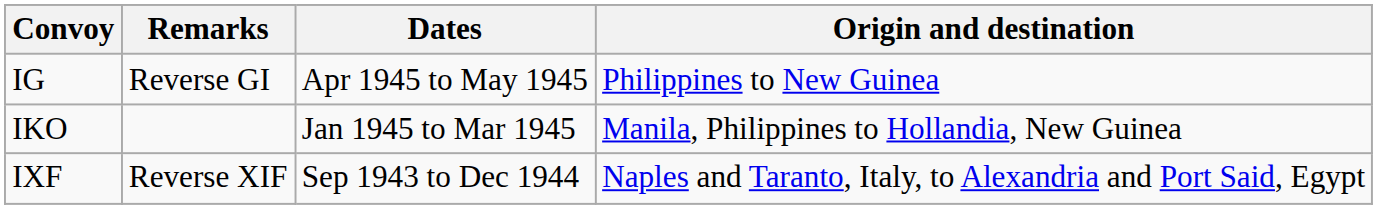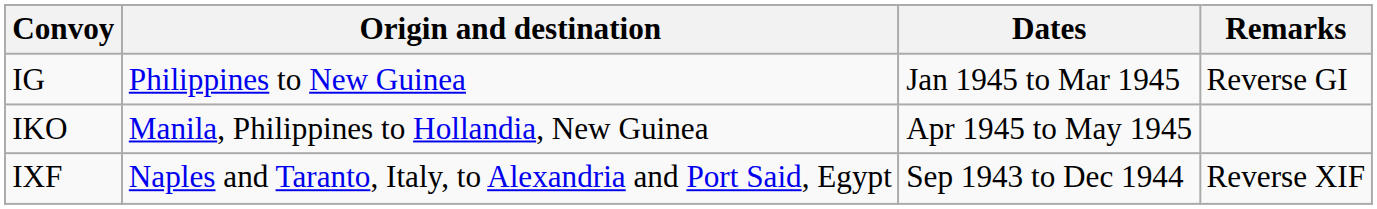columns swapped: (984, 29) <-> (208, 29)
(445, 78) Apr 1945 to May 1945 -> (1043, 78) Jan 1945 to Mar 1945
(439, 128) Jan 1945 to Mar 1945 -> (1049, 128) Apr 1945 to May 1945
